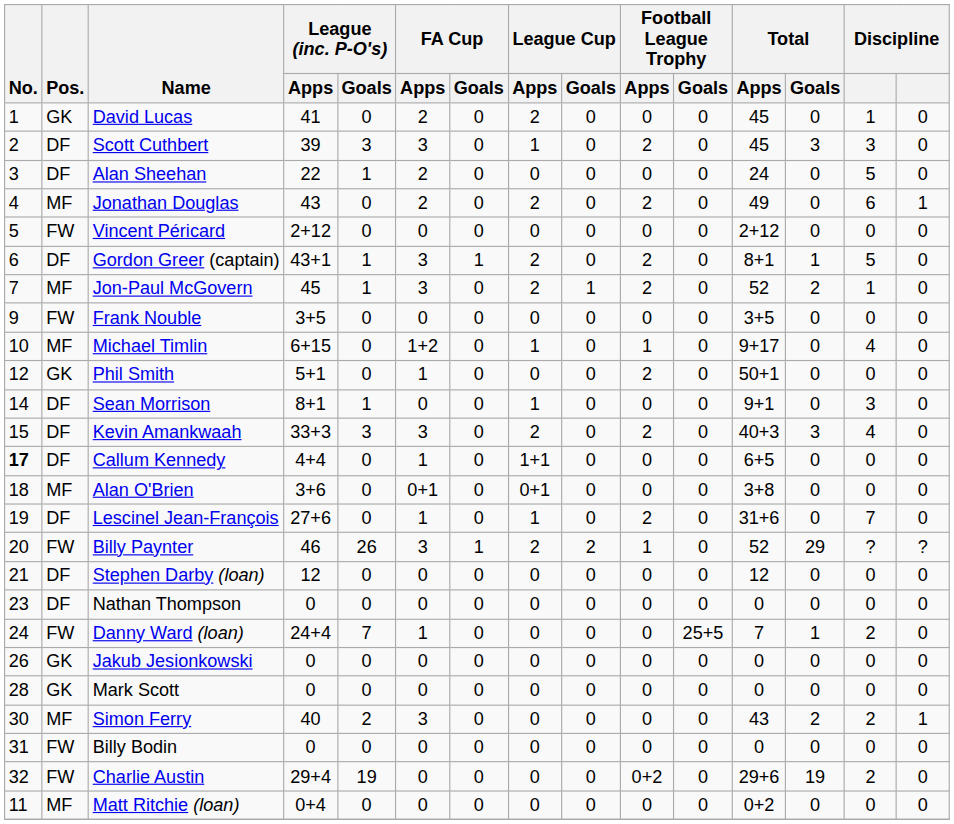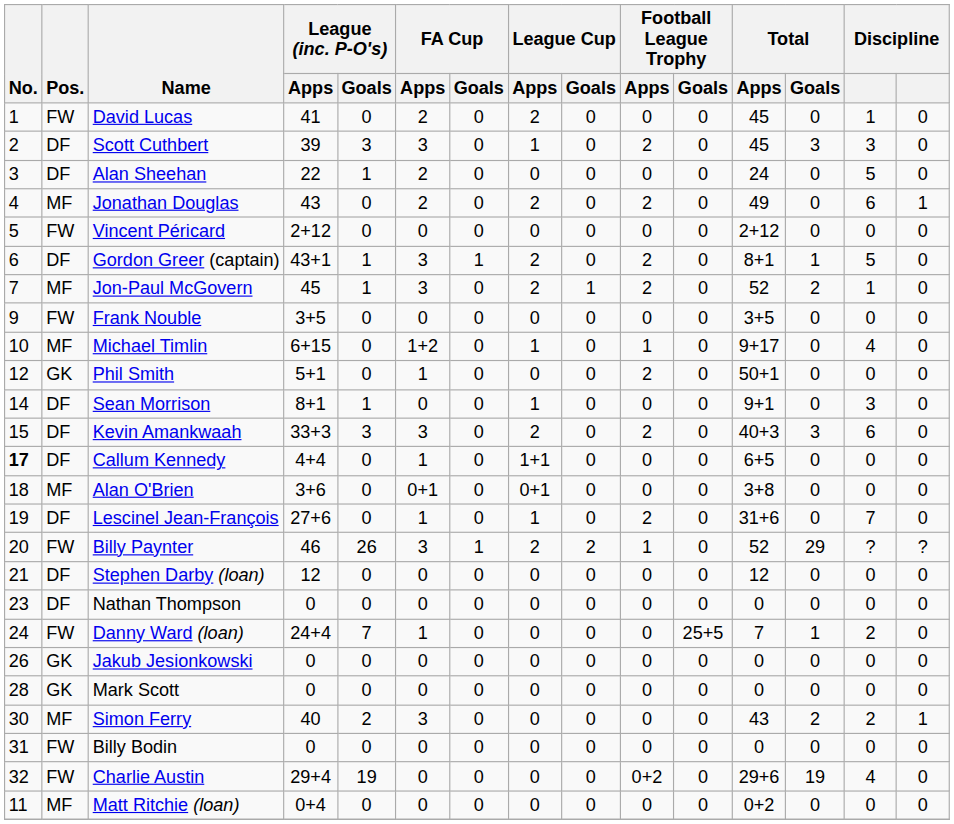(59, 116) GK -> (60, 116) FW
(870, 432) 4 -> (870, 432) 6
(870, 776) 2 -> (870, 776) 4
